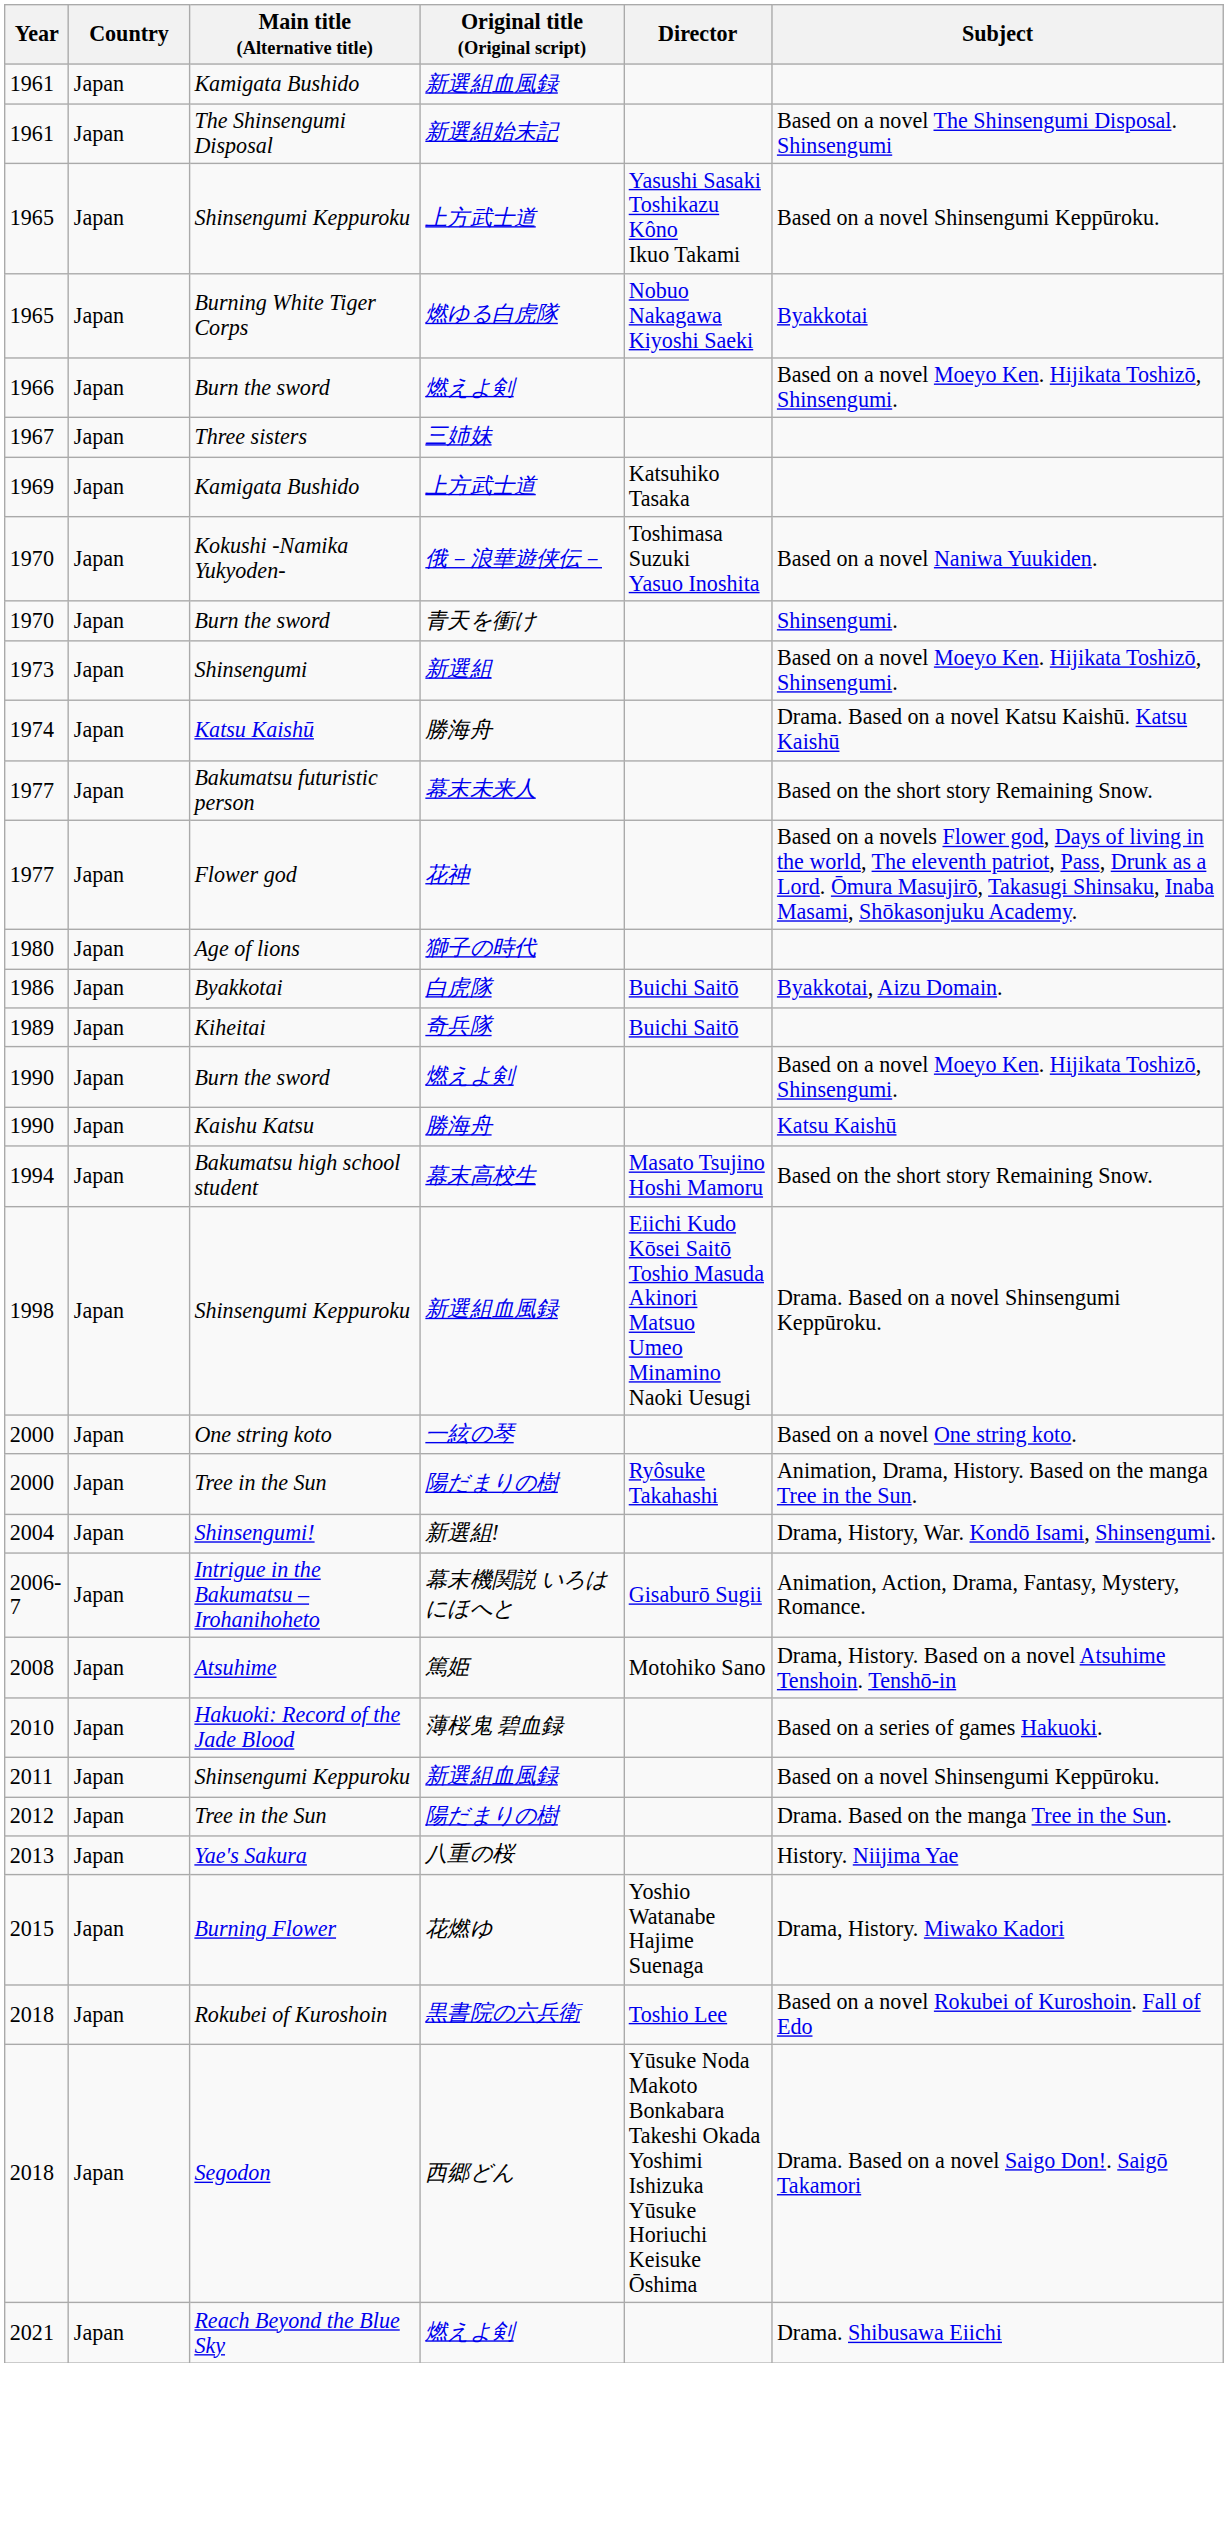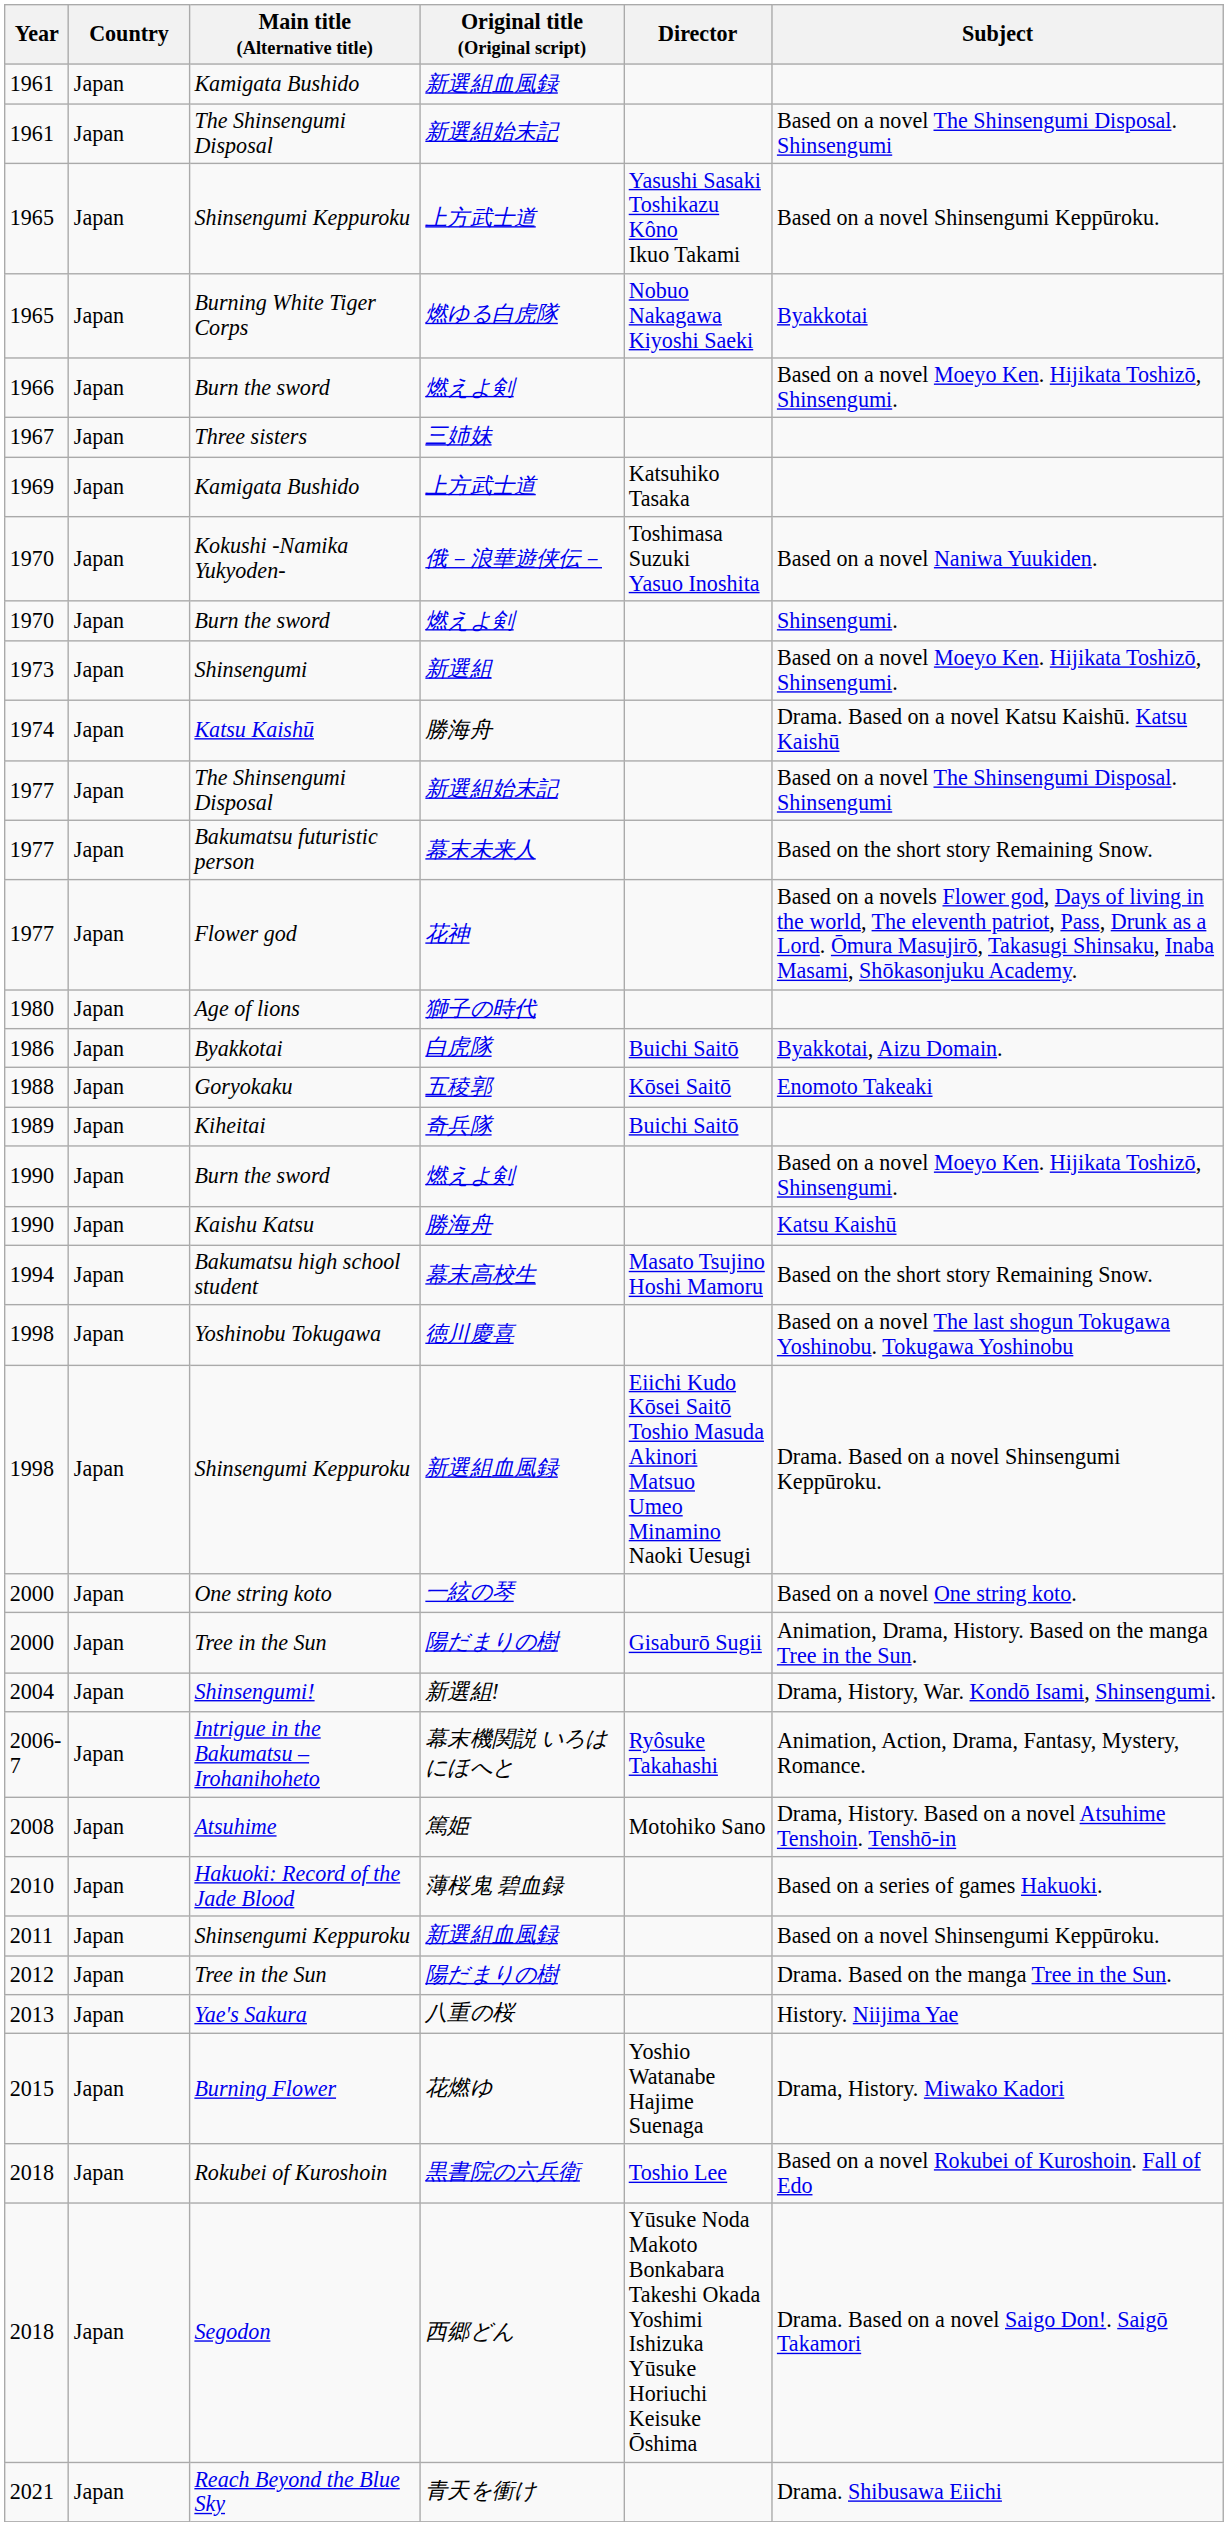(481, 620) 青天を衝け -> (470, 620) 燃えよ剣
+ row: (32, 789)
+ row: (32, 1087)
+ row: (32, 1334)
(673, 1483) Ryôsuke Takahashi -> (695, 1642) Gisaburō Sugii
(695, 1595) Gisaburō Sugii -> (673, 1754) Ryôsuke Takahashi
(470, 2331) 燃えよ剣 -> (481, 2490) 青天を衝け
